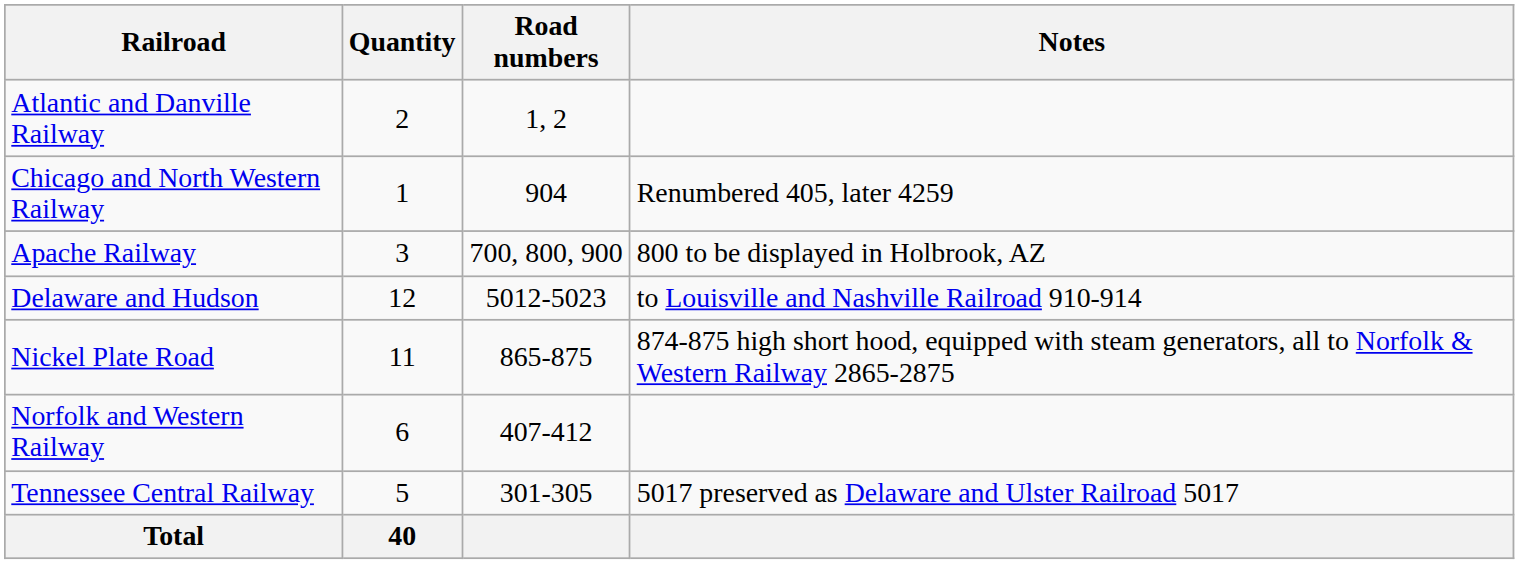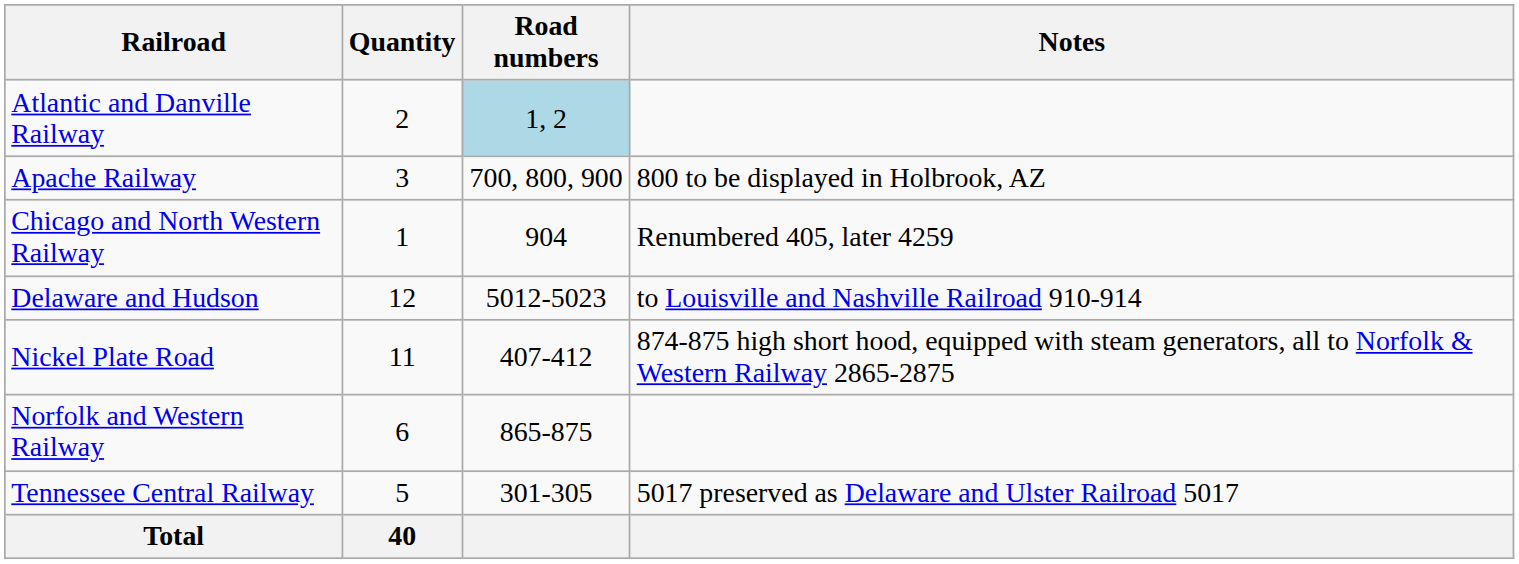(546, 117) no background -> (546, 117) lightblue background
rows swapped: (104, 252) <-> (166, 193)
(546, 356) 865-875 -> (546, 356) 407-412
(546, 432) 407-412 -> (546, 432) 865-875
